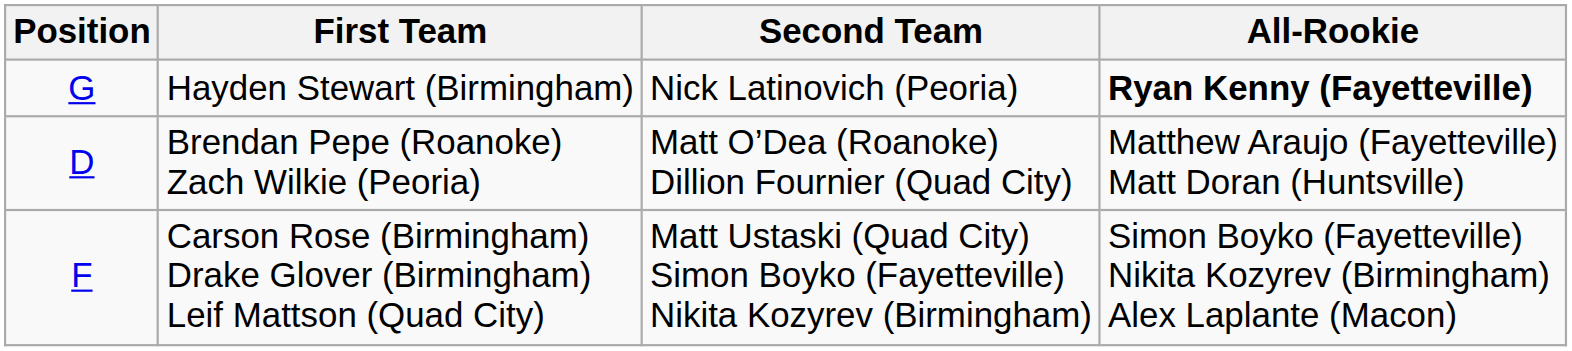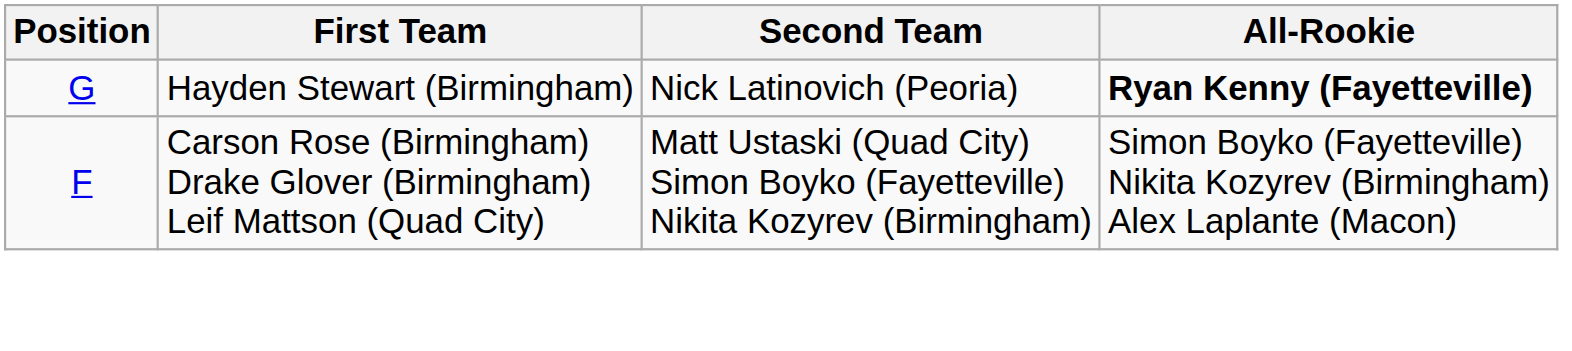- row: (365, 162)
